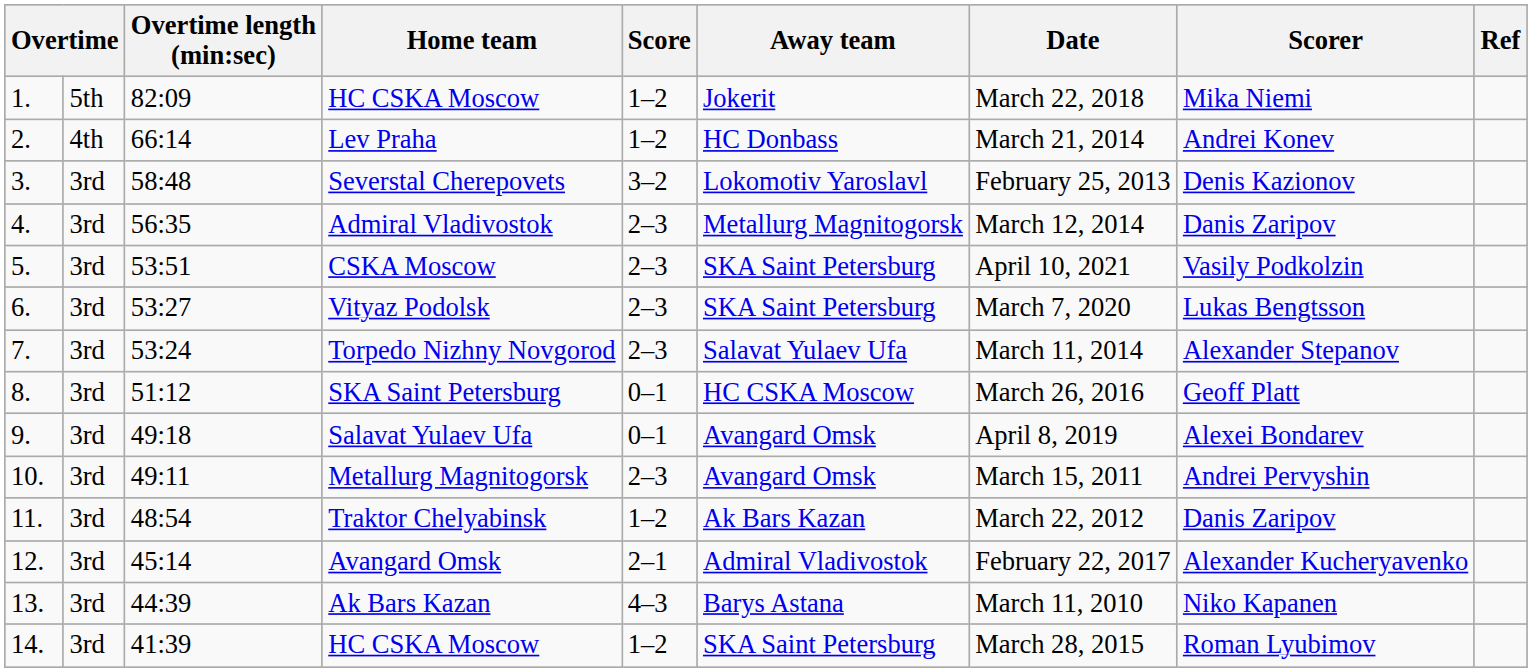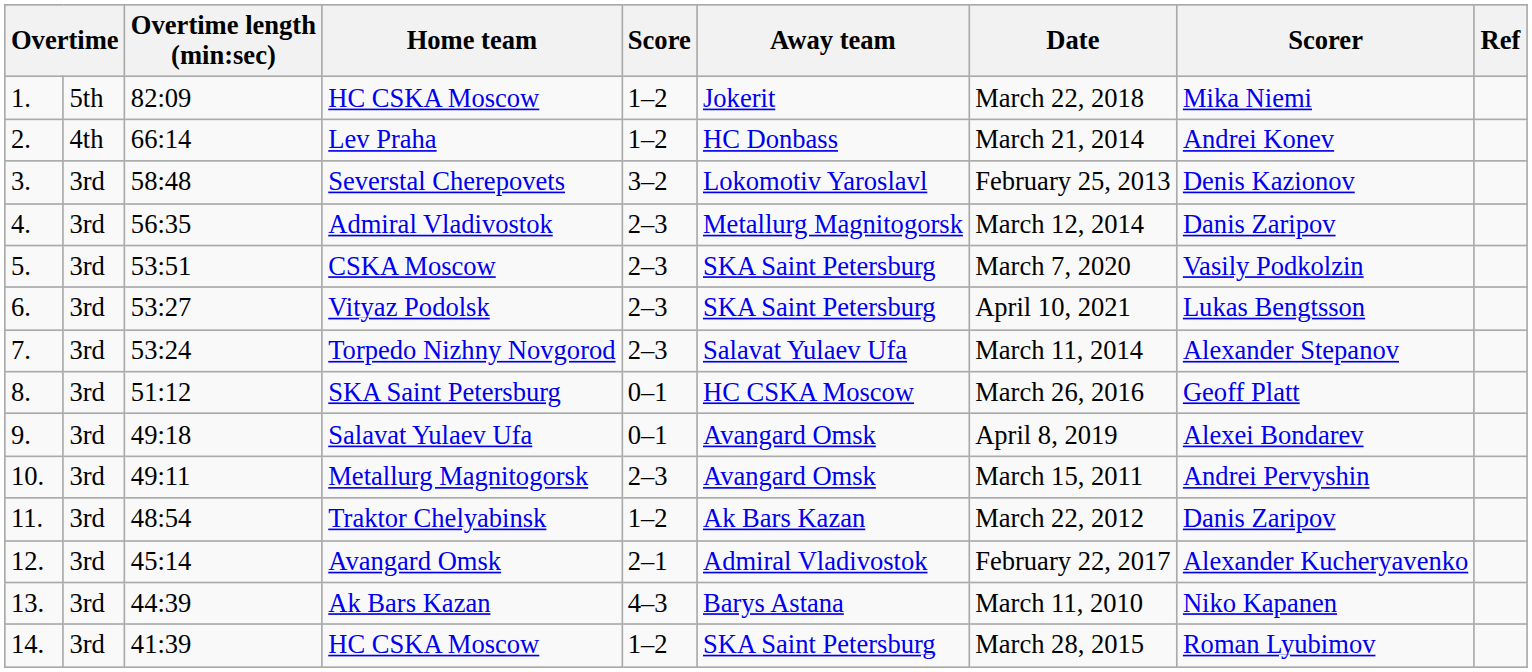(1053, 266) April 10, 2021 -> (1053, 266) March 7, 2020
(1053, 308) March 7, 2020 -> (1053, 308) April 10, 2021
